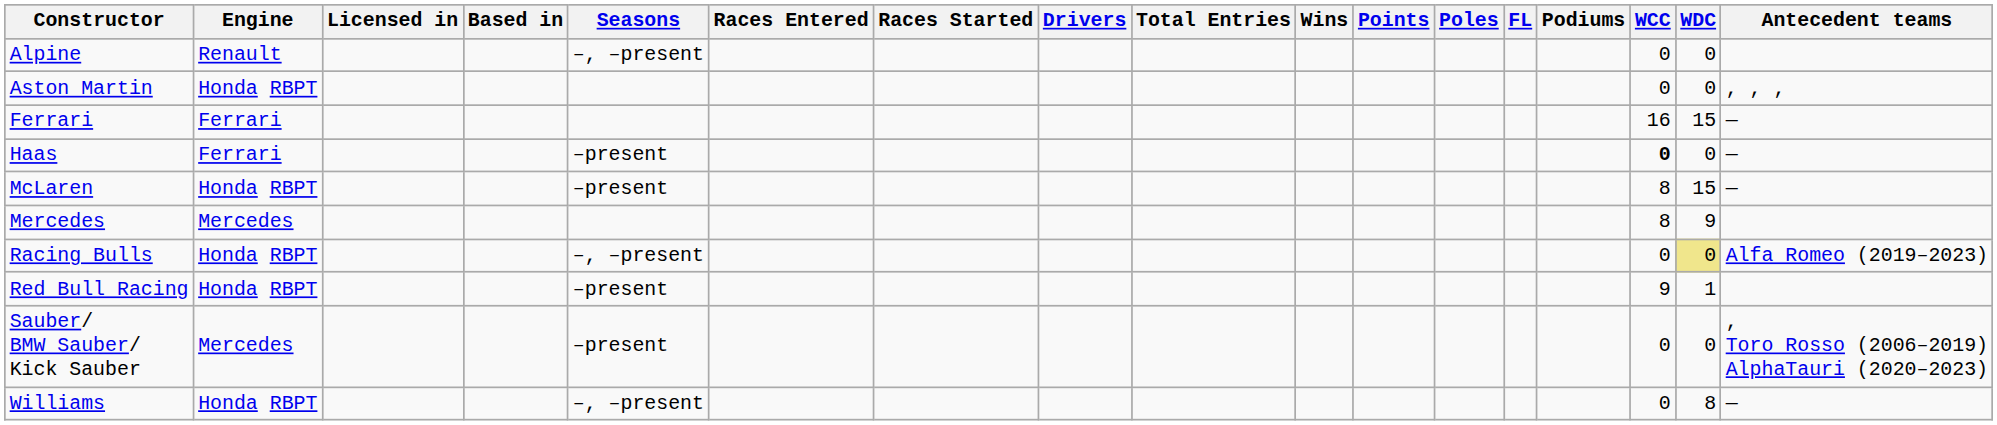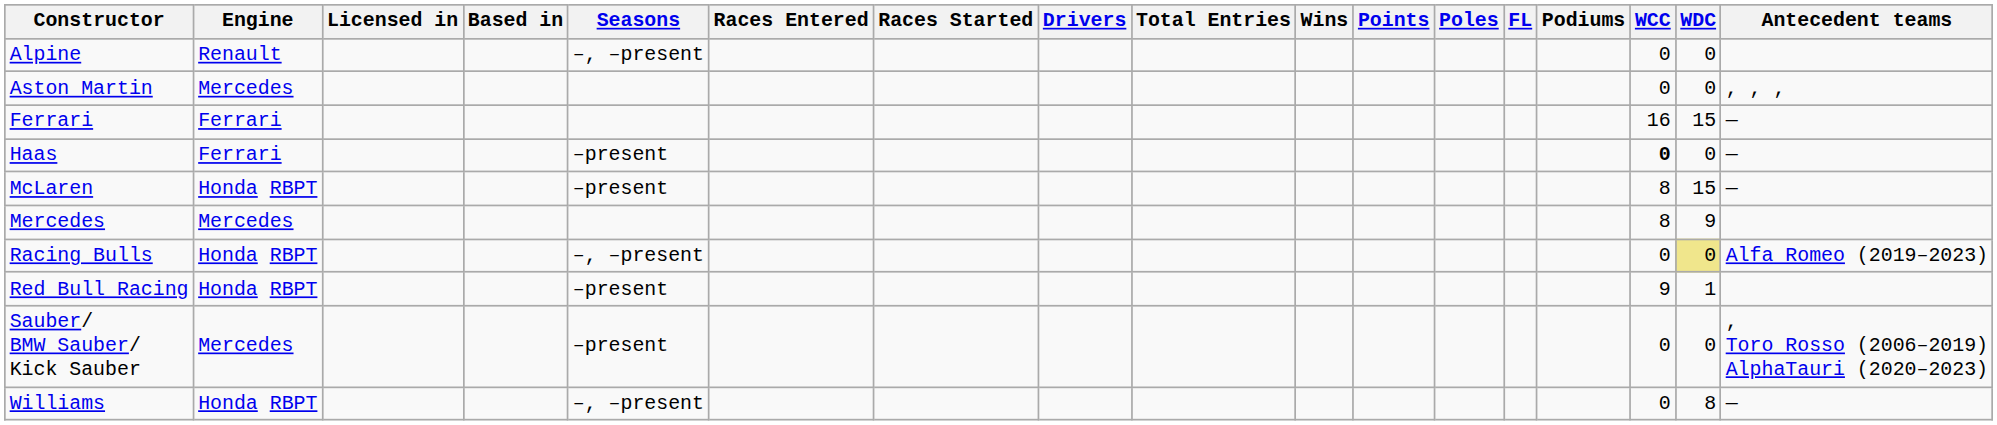(258, 88) Honda RBPT -> (246, 88) Mercedes
